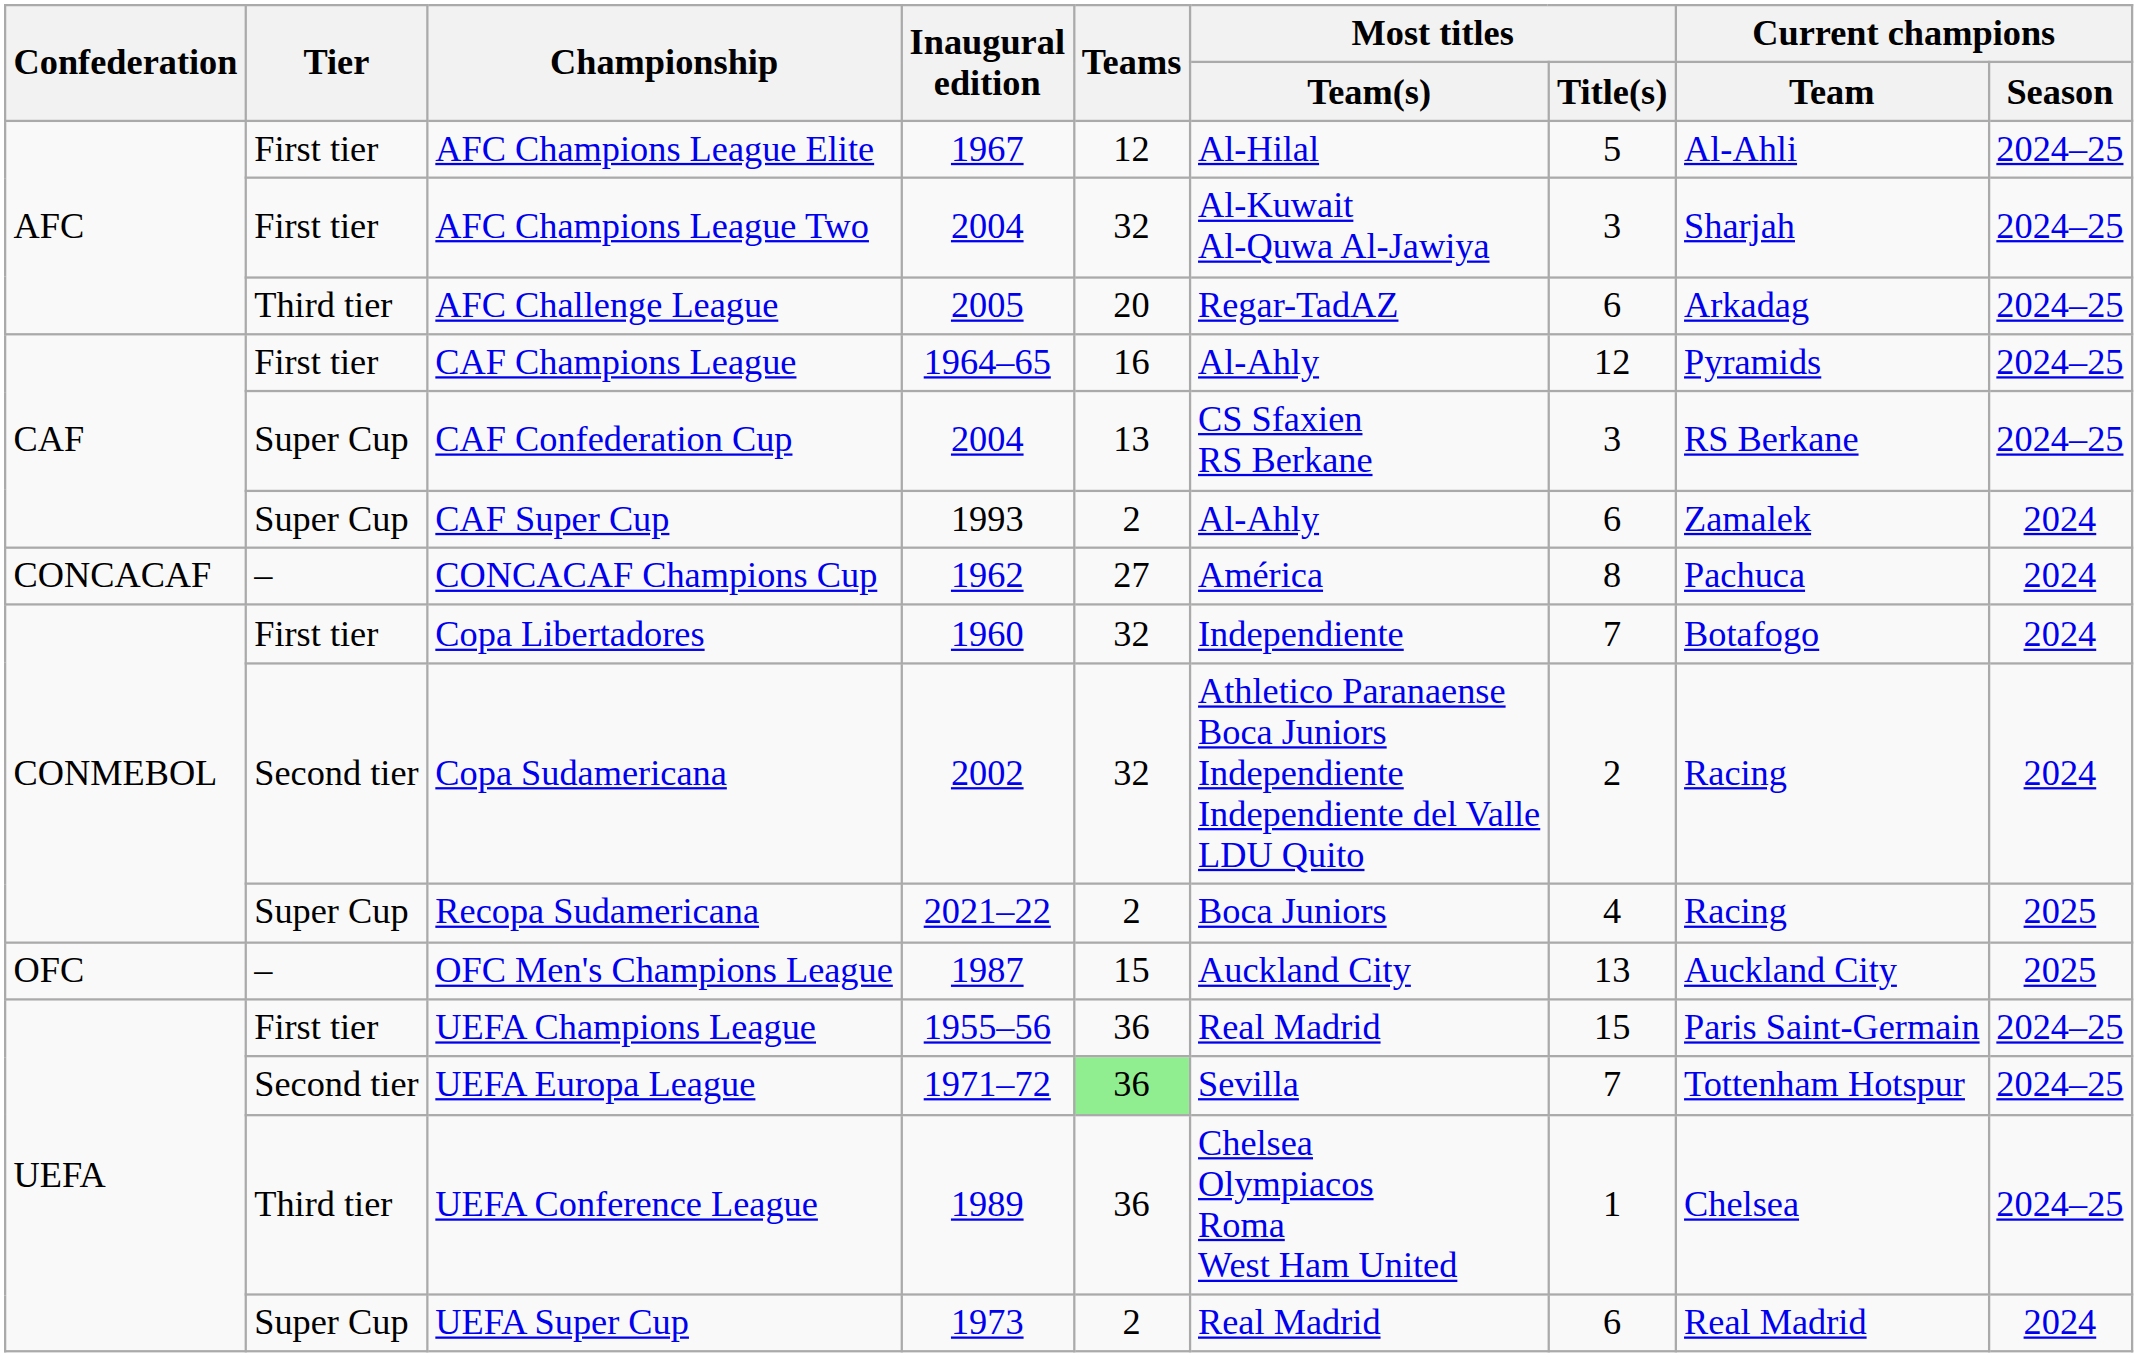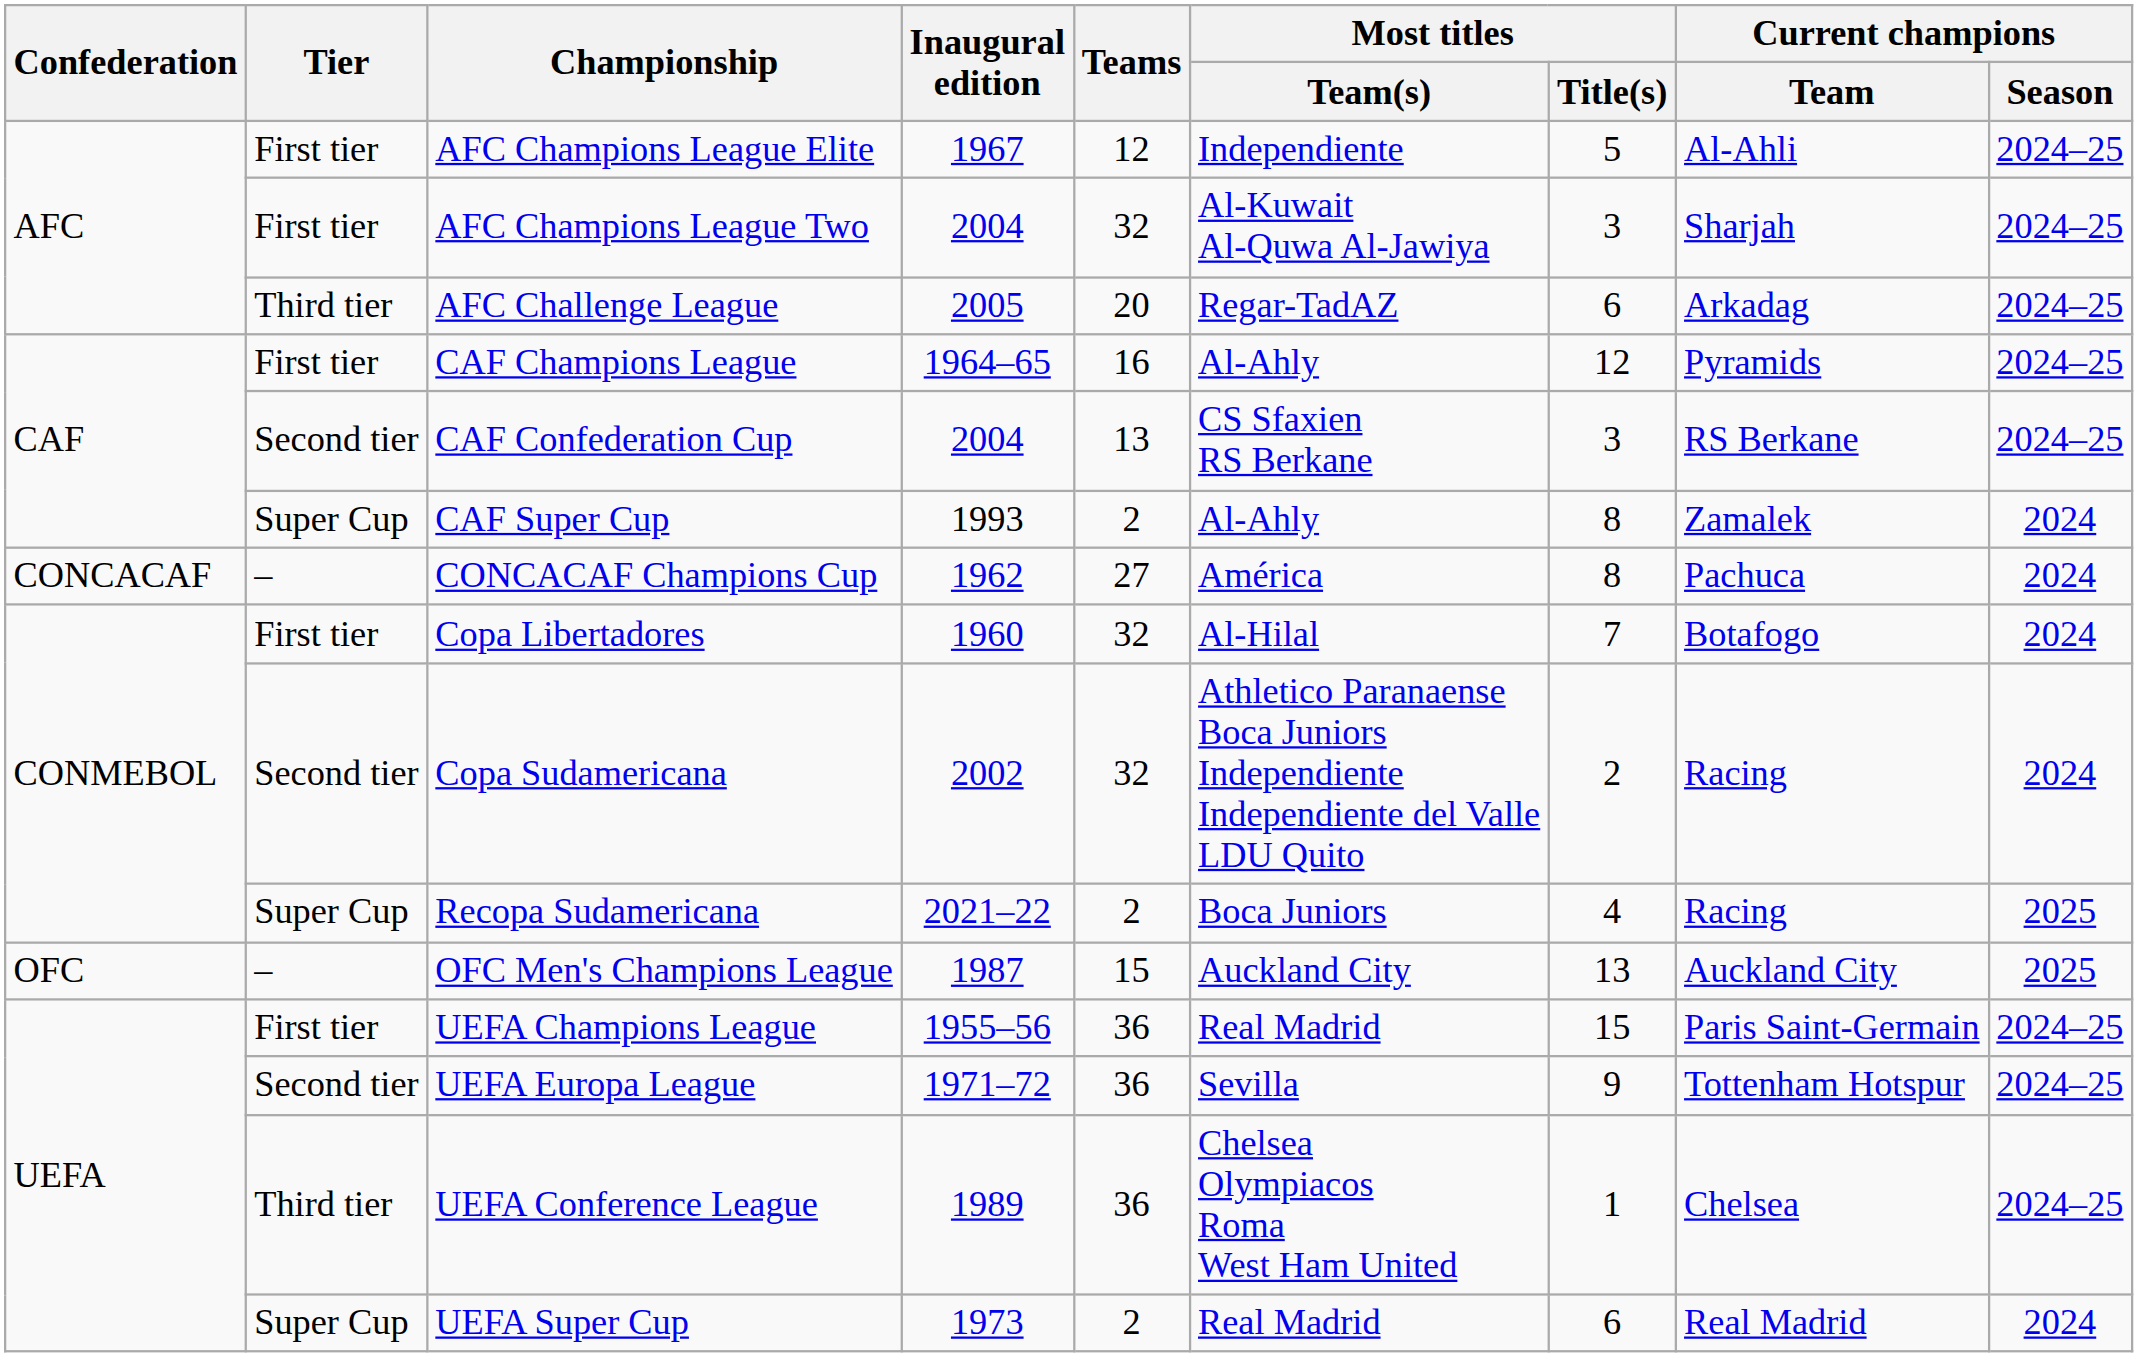(1259, 148) Al-Hilal -> (1301, 148) Independiente
(331, 440) Super Cup -> (336, 440) Second tier
(1612, 518) 6 -> (1612, 518) 8
(1301, 633) Independiente -> (1259, 633) Al-Hilal
(1131, 1084) lightgreen background -> (1131, 1084) no background
(1612, 1084) 7 -> (1612, 1084) 9
